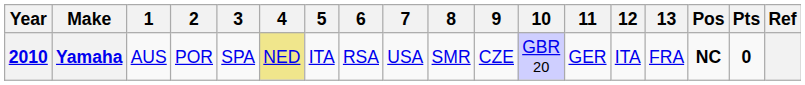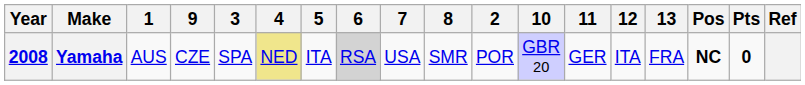columns swapped: (194, 19) <-> (496, 19)
(28, 56) 2010 -> (28, 56) 2008
(361, 56) no background -> (358, 56) lightgrey background
